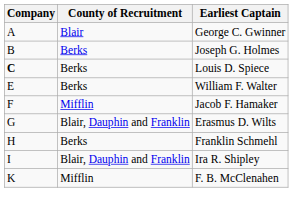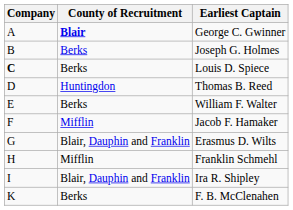(72, 31) normal -> (73, 31) bold
+ row: (234, 86)
(74, 141) Berks -> (77, 159) Mifflin
(77, 178) Mifflin -> (74, 196) Berks
